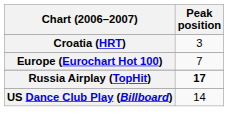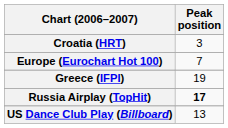+ row: (90, 79)
(199, 97) 14 -> (199, 114) 13
